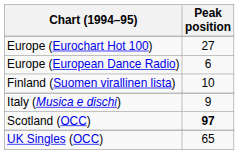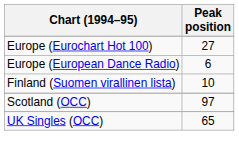- row: (64, 102)
(208, 121) bold -> (208, 102) normal
